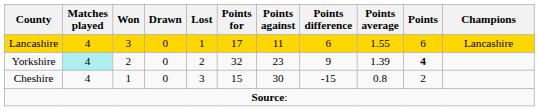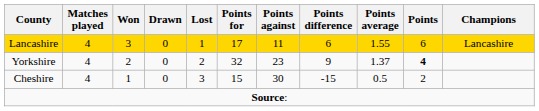(88, 61) paleturquoise background -> (88, 61) no background
(380, 61) 1.39 -> (380, 61) 1.37
(380, 79) 0.8 -> (380, 79) 0.5
